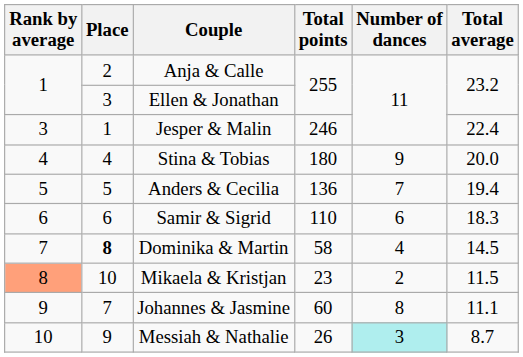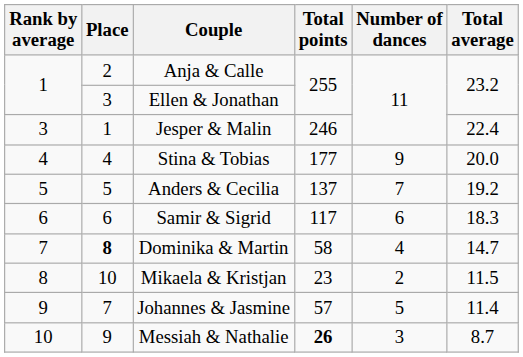(323, 159) 180 -> (323, 159) 177
(323, 188) 136 -> (323, 188) 137
(483, 188) 19.4 -> (483, 188) 19.2
(323, 218) 110 -> (323, 218) 117
(483, 248) 14.5 -> (483, 248) 14.7
(43, 277) lightsalmon background -> (43, 277) no background
(323, 307) 60 -> (323, 307) 57
(399, 307) 8 -> (399, 307) 5
(483, 307) 11.1 -> (483, 307) 11.4
(323, 337) normal -> (323, 337) bold
(399, 337) paleturquoise background -> (399, 337) no background
